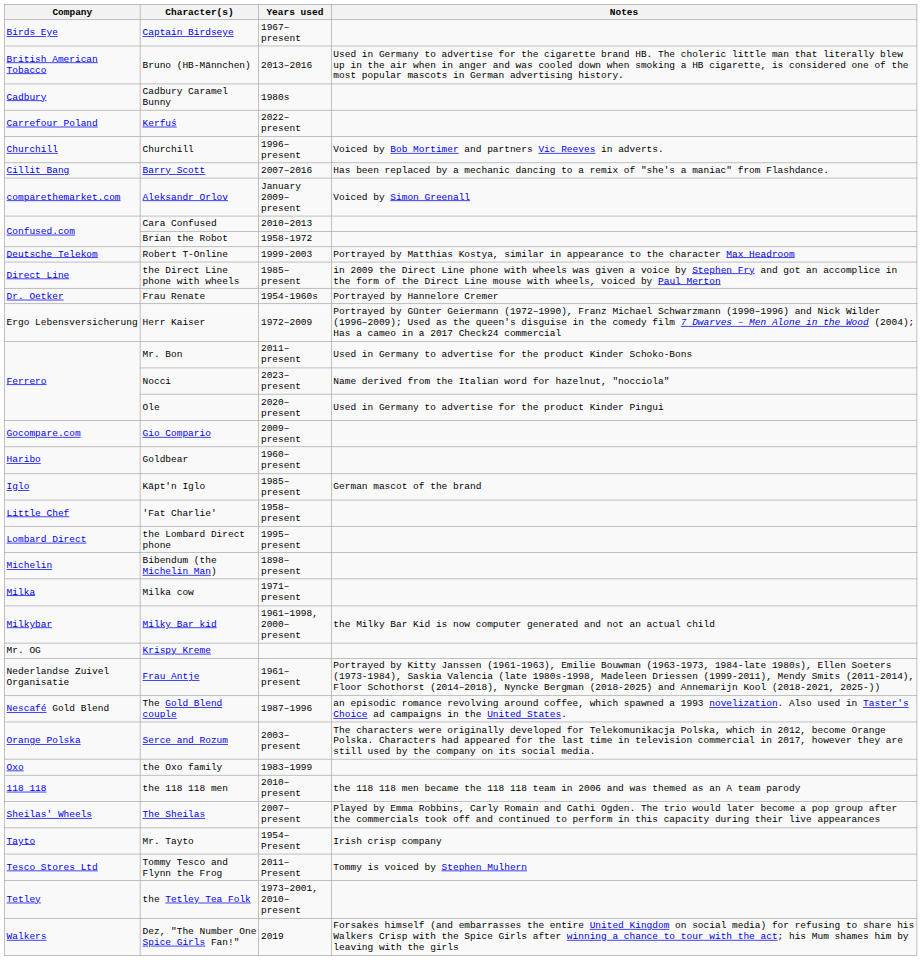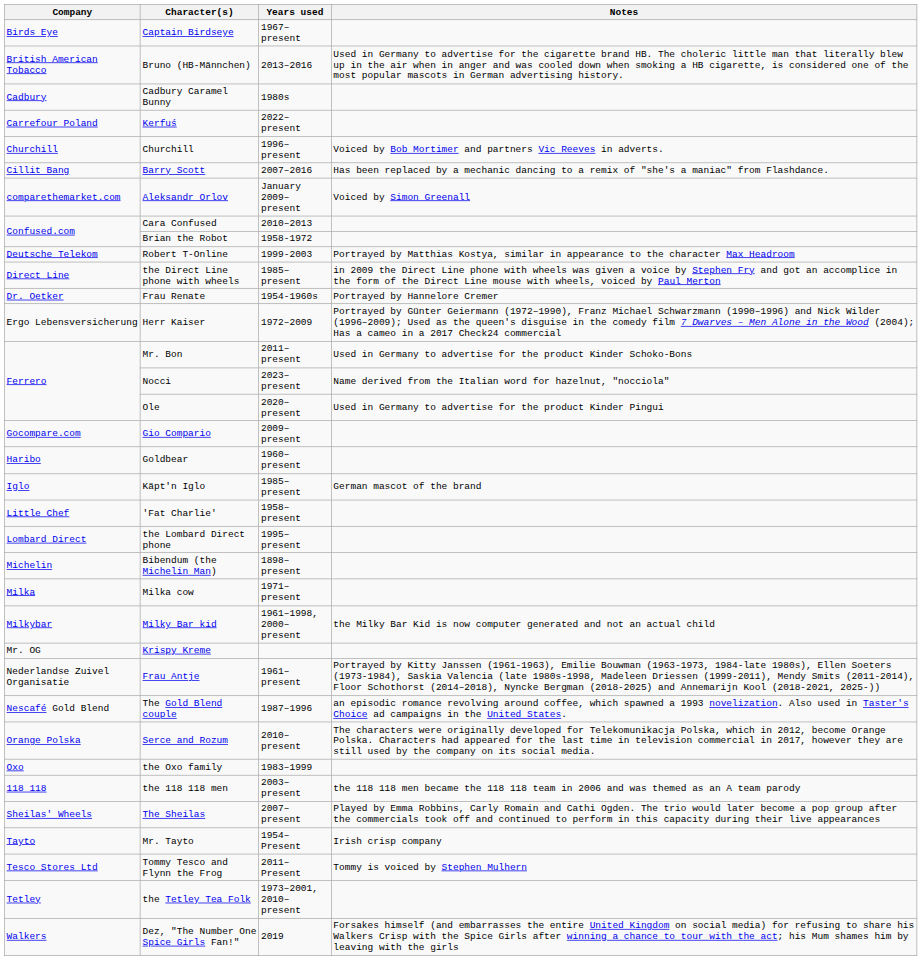(281, 741) 2003–present -> (281, 741) 2010–present
(281, 788) 2010–present -> (281, 788) 2003–present
